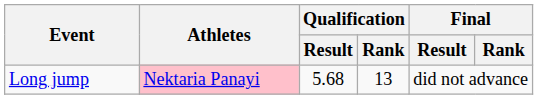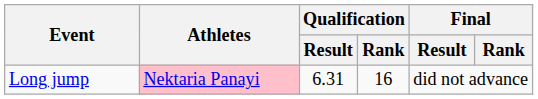(328, 79) 5.68 -> (328, 79) 6.31
(383, 79) 13 -> (383, 79) 16
